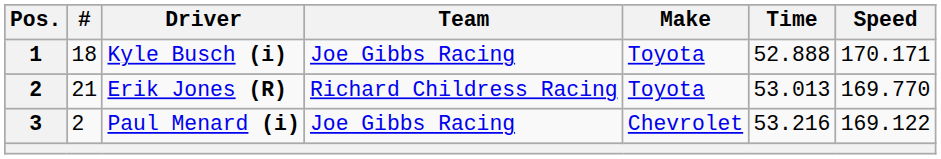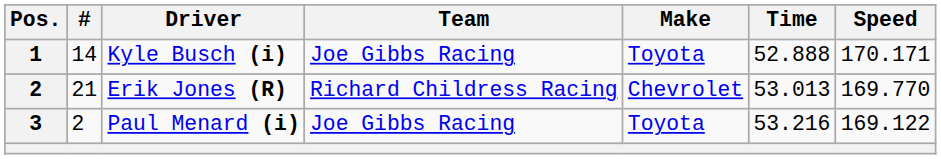(84, 57) 18 -> (84, 57) 14
(666, 91) Toyota -> (686, 91) Chevrolet
(686, 126) Chevrolet -> (666, 126) Toyota
